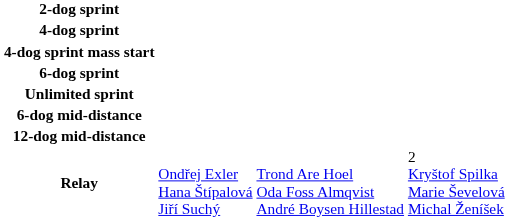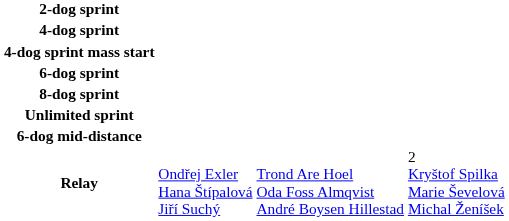+ row: (79, 94)
- row: (79, 136)
